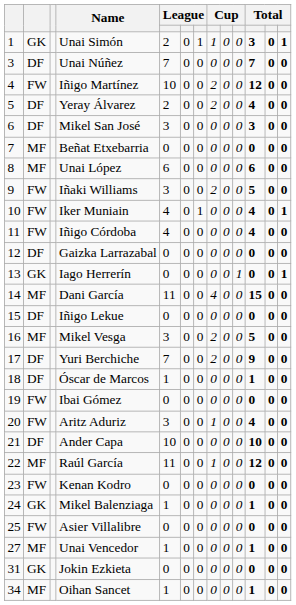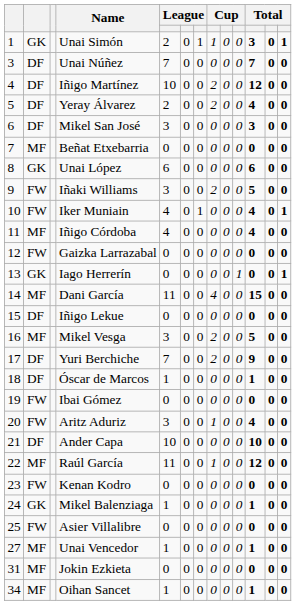(37, 84) FW -> (35, 84) DF
(36, 168) MF -> (36, 168) GK
(37, 231) FW -> (36, 231) MF
(35, 252) DF -> (37, 252) FW
(36, 568) GK -> (36, 568) MF
